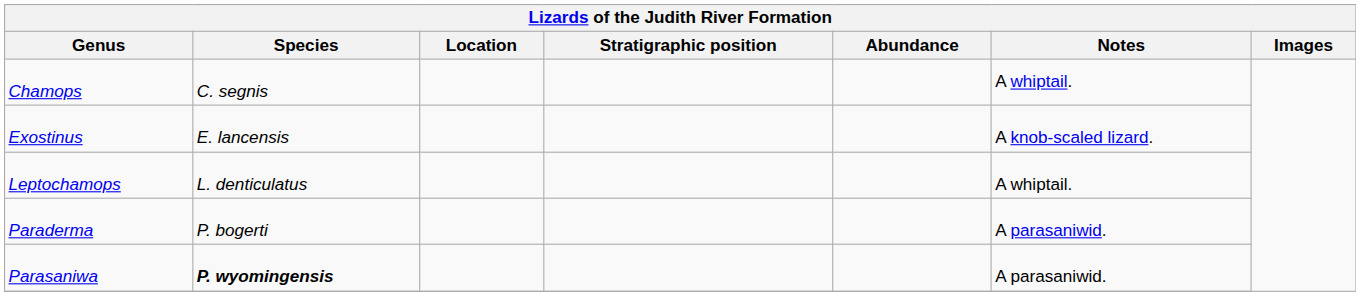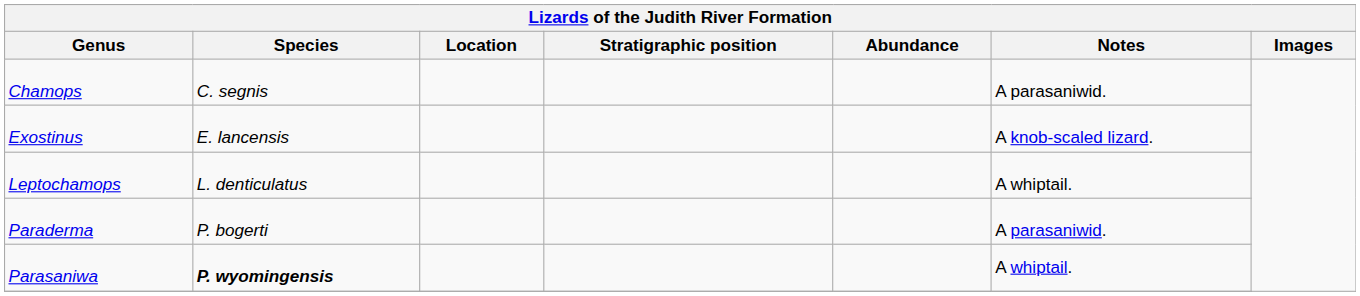(1034, 82) A whiptail. -> (1051, 91) A parasaniwid.
(1051, 277) A parasaniwid. -> (1034, 267) A whiptail.
